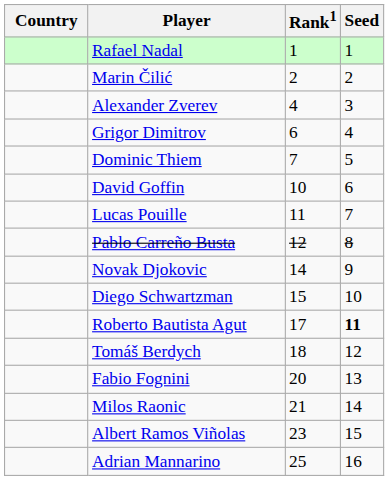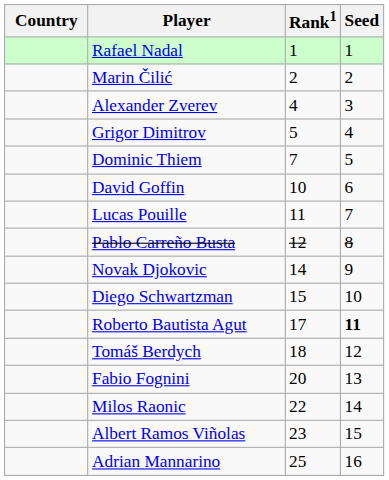(293, 132) 6 -> (293, 132) 5
(298, 406) 21 -> (298, 406) 22
